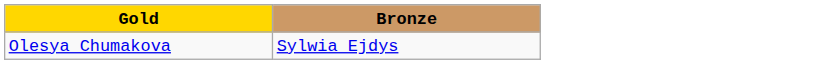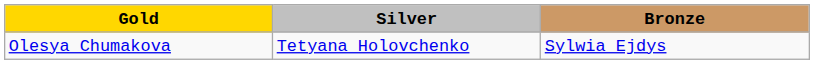+ column: (407, 18)
